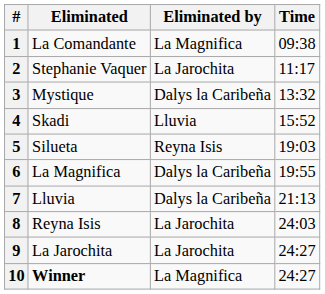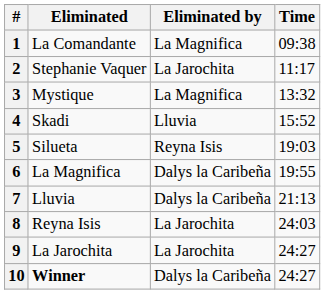(212, 95) Dalys la Caribeña -> (198, 95) La Magnifica
(198, 276) La Magnifica -> (212, 276) Dalys la Caribeña
